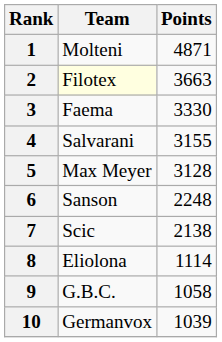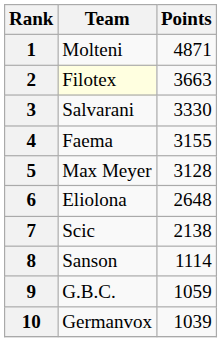(88, 110) Faema -> (98, 110) Salvarani
(98, 140) Salvarani -> (88, 140) Faema
(90, 200) Sanson -> (94, 200) Eliolona
(193, 200) 2248 -> (193, 200) 2648
(94, 261) Eliolona -> (90, 261) Sanson
(193, 291) 1058 -> (193, 291) 1059
